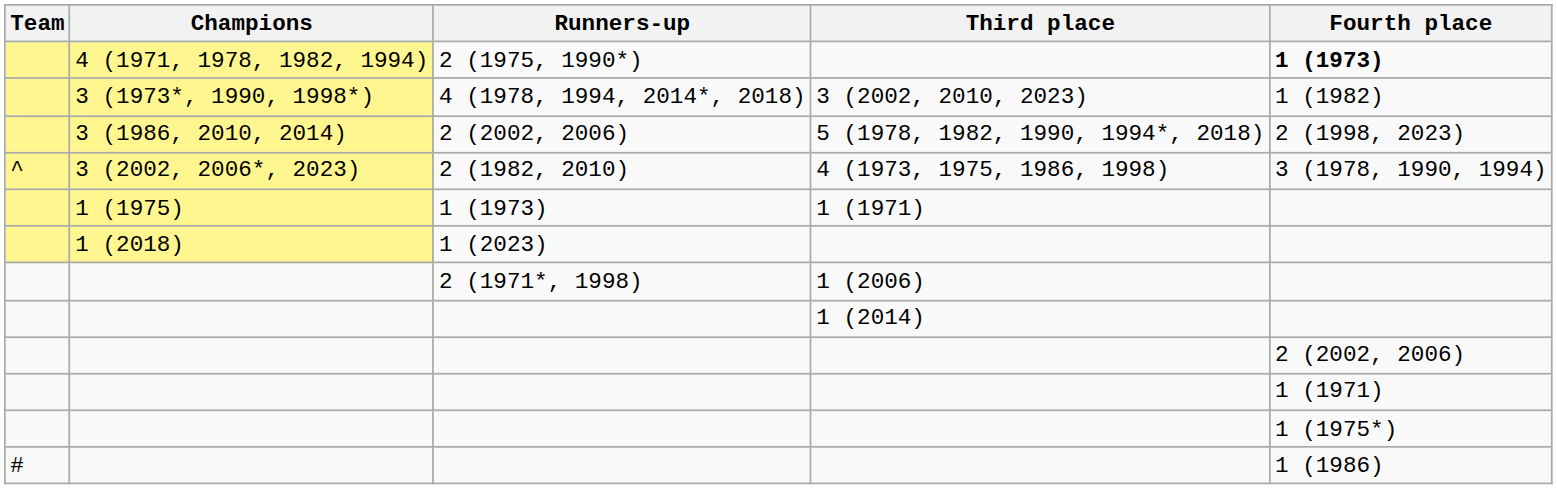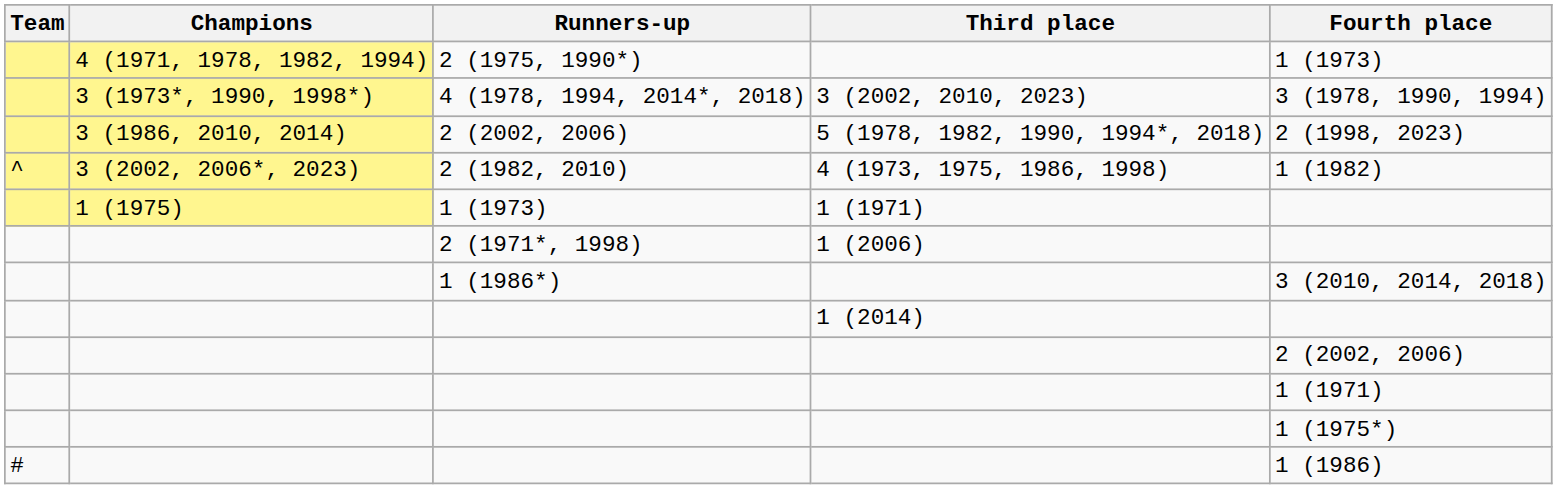(1329, 60) bold -> (1329, 60) normal
(1329, 97) 1 (1982) -> (1411, 97) 3 (1978, 1990, 1994)
(1411, 171) 3 (1978, 1990, 1994) -> (1329, 171) 1 (1982)
- row: (493, 245)
+ row: (500, 281)
